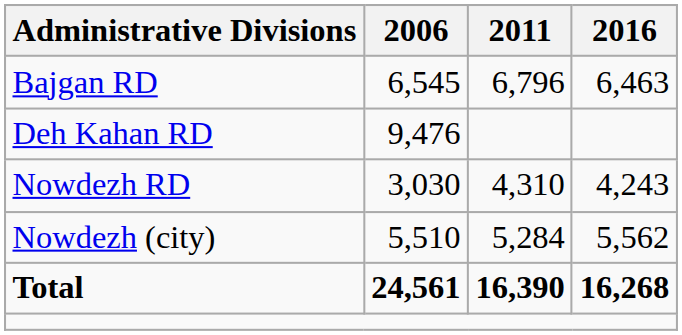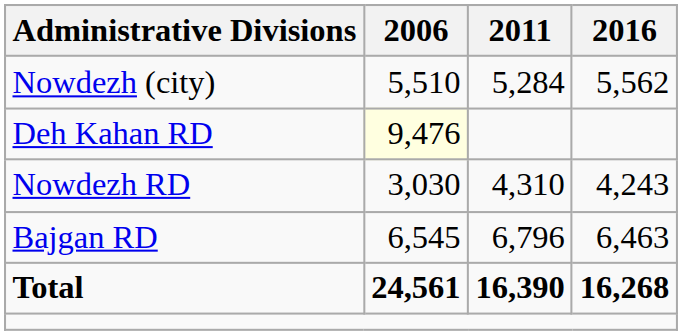rows swapped: (85, 81) <-> (114, 236)
(424, 133) no background -> (424, 133) lightyellow background
